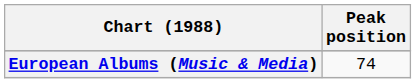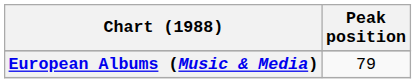(366, 65) 74 -> (366, 65) 79
